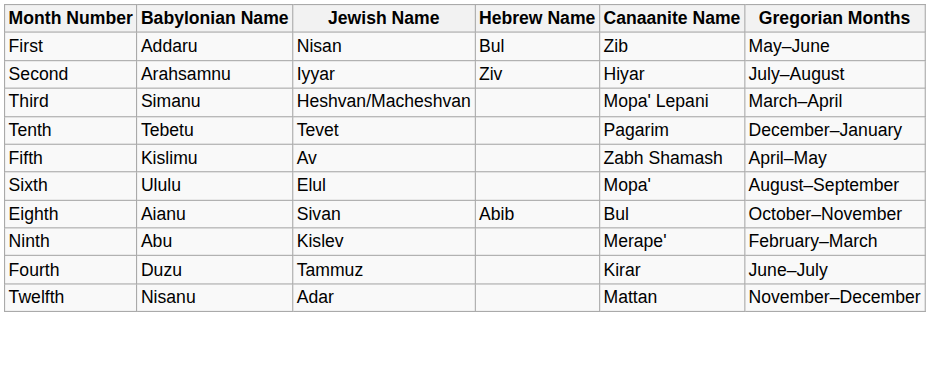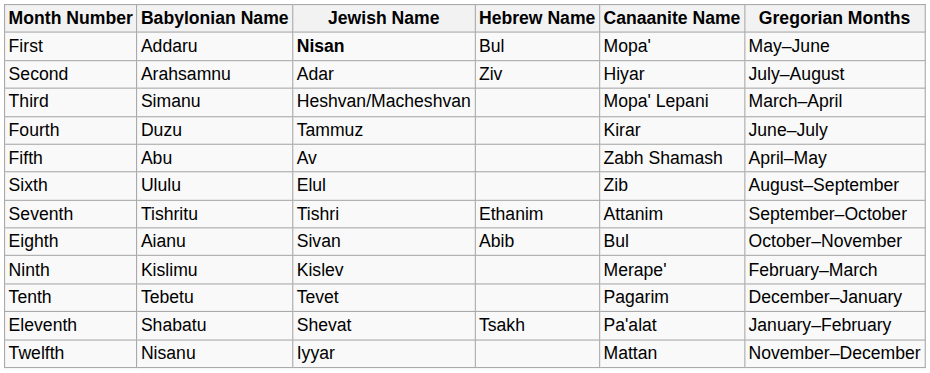(319, 46) normal -> (321, 46) bold
(616, 46) Zib -> (627, 46) Mopa'
(316, 74) Iyyar -> (315, 74) Adar
rows swapped: (34, 269) <-> (30, 130)
(169, 158) Kislimu -> (157, 158) Abu
(627, 185) Mopa' -> (616, 185) Zib
+ row: (41, 213)
(157, 241) Abu -> (169, 269) Kislimu
+ row: (43, 325)
(315, 297) Adar -> (316, 353) Iyyar
